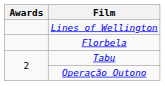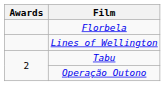rows swapped: (104, 42) <-> (104, 27)
